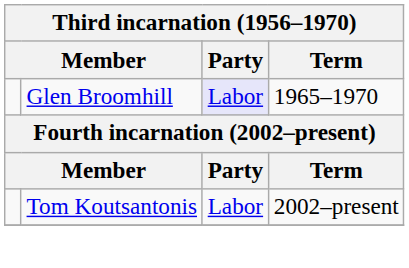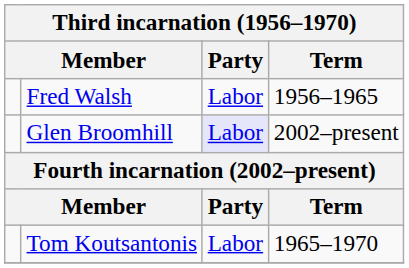+ row: (79, 96)
(326, 96) 1965–1970 -> (336, 133) 2002–present
(336, 206) 2002–present -> (326, 243) 1965–1970
